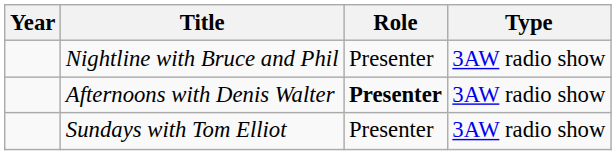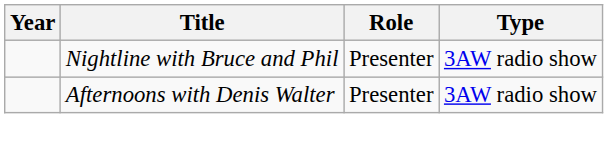(395, 94) bold -> (391, 94) normal
- row: (176, 130)
